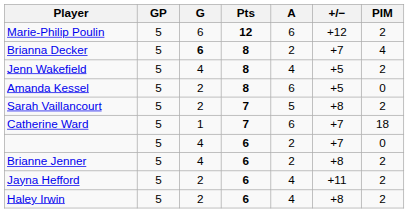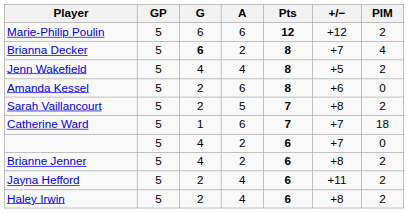columns swapped: (291, 13) <-> (246, 13)
(337, 87) +5 -> (337, 87) +6
